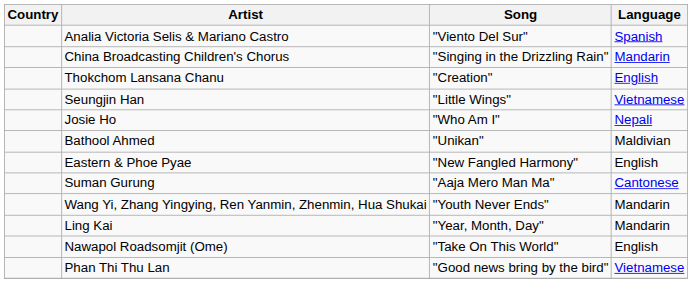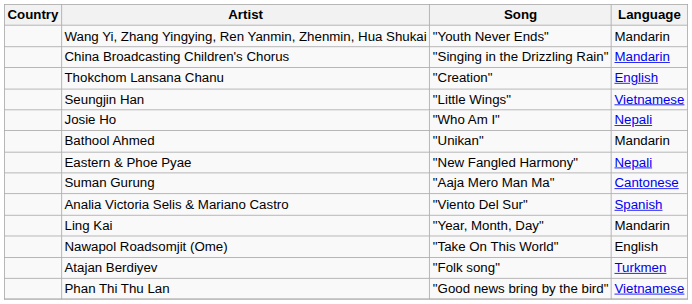rows swapped: (246, 204) <-> (177, 36)
(643, 141) Maldivian -> (642, 141) Mandarin
(636, 162) English -> (633, 162) Nepali
+ row: (111, 267)
